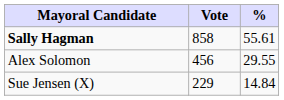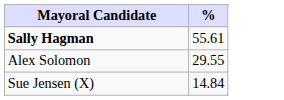- column: (215, 15)
